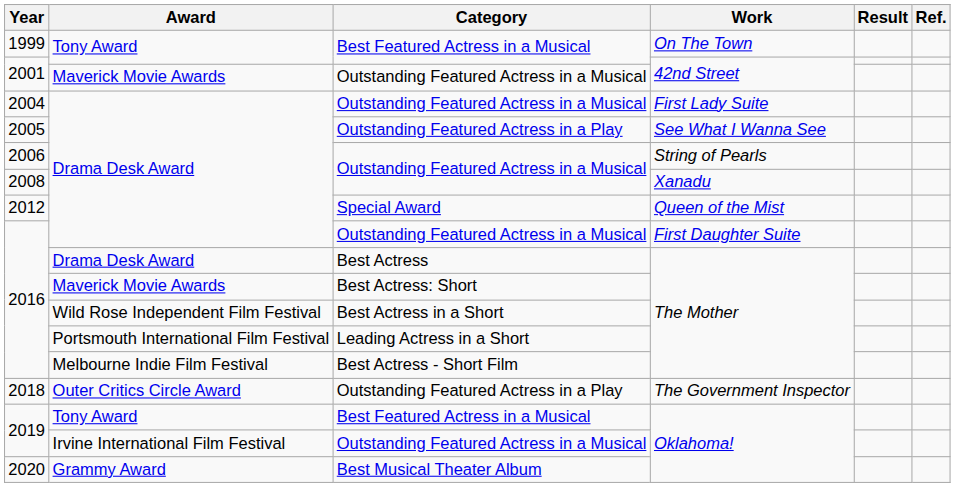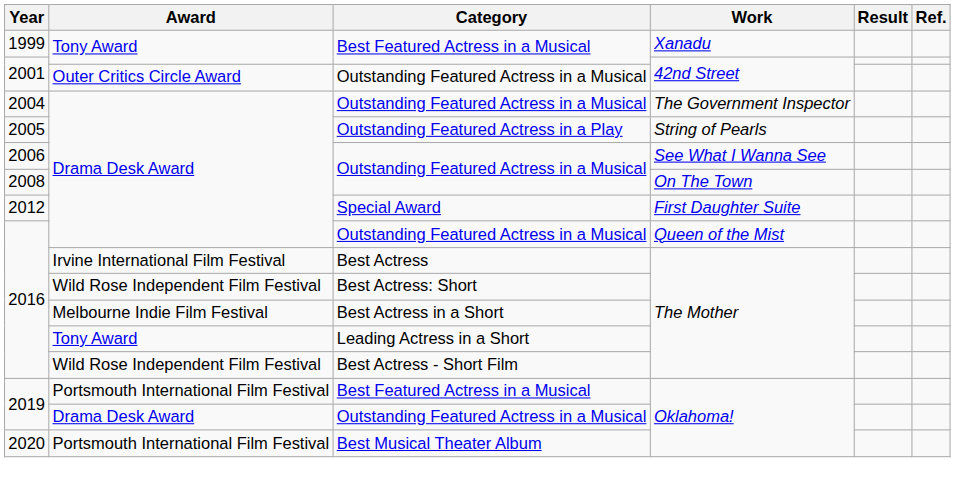(703, 43) On The Town -> (682, 43) Xanadu
(139, 77) Maverick Movie Awards -> (147, 77) Outer Critics Circle Award
(711, 103) First Lady Suite -> (752, 103) The Government Inspector
(740, 129) See What I Wanna See -> (710, 129) String of Pearls
(710, 155) String of Pearls -> (740, 155) See What I Wanna See
(682, 181) Xanadu -> (703, 181) On The Town
(719, 208) Queen of the Mist -> (727, 208) First Daughter Suite
(727, 234) First Daughter Suite -> (719, 234) Queen of the Mist
(123, 260) Drama Desk Award -> (169, 260) Irvine International Film Festival
(139, 286) Maverick Movie Awards -> (187, 286) Wild Rose Independent Film Festival
(187, 312) Wild Rose Independent Film Festival -> (160, 312) Melbourne Indie Film Festival
(191, 338) Portsmouth International Film Festival -> (95, 338) Tony Award
(160, 364) Melbourne Indie Film Festival -> (187, 364) Wild Rose Independent Film Festival
- row: (27, 391)
(95, 417) Tony Award -> (191, 391) Portsmouth International Film Festival
(169, 443) Irvine International Film Festival -> (123, 417) Drama Desk Award
(109, 469) Grammy Award -> (191, 443) Portsmouth International Film Festival
